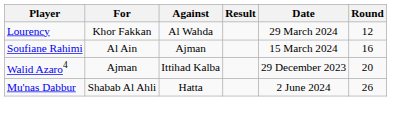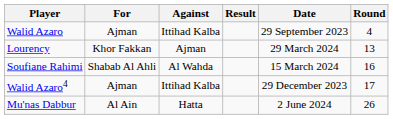+ row: (35, 31)
(191, 31) Al Wahda -> (191, 48) Ajman
(367, 31) 12 -> (369, 48) 13
(122, 48) Al Ain -> (122, 66) Shabab Al Ahli
(191, 48) Ajman -> (191, 66) Al Wahda
(367, 68) 20 -> (369, 85) 17
(122, 87) Shabab Al Ahli -> (122, 105) Al Ain
